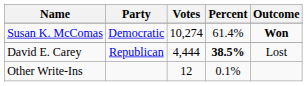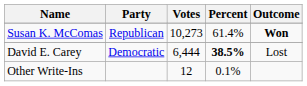(136, 33) Democratic -> (136, 33) Republican
(186, 33) 10,274 -> (186, 33) 10,273
(136, 52) Republican -> (136, 52) Democratic
(186, 52) 4,444 -> (186, 52) 6,444
